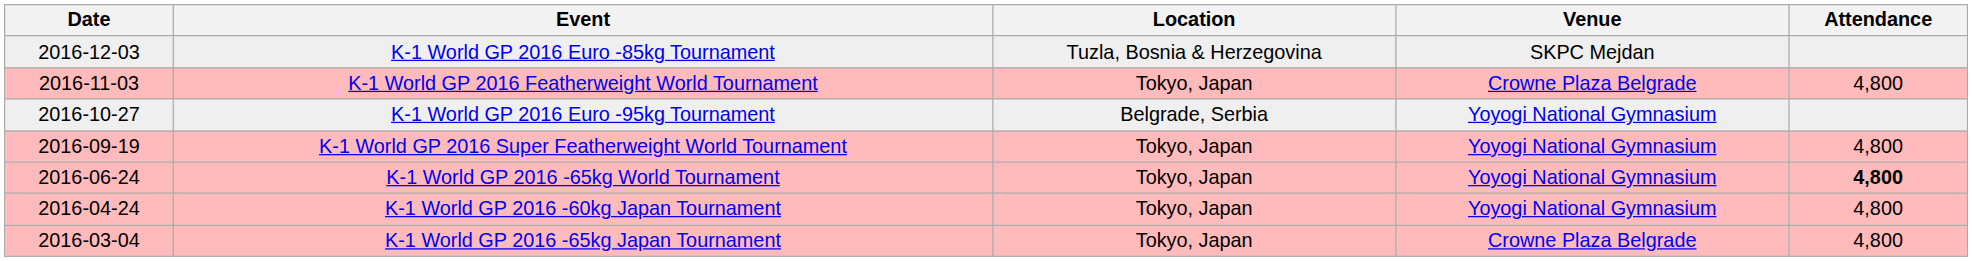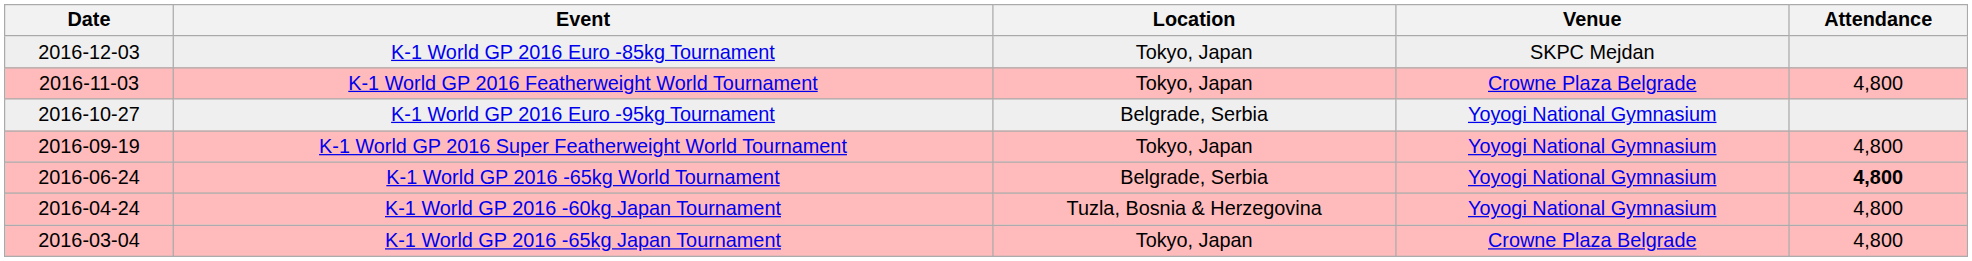(1194, 51) Tuzla, Bosnia & Herzegovina -> (1194, 51) Tokyo, Japan
(1194, 177) Tokyo, Japan -> (1194, 177) Belgrade, Serbia
(1194, 209) Tokyo, Japan -> (1194, 209) Tuzla, Bosnia & Herzegovina
